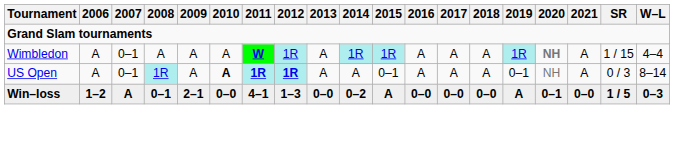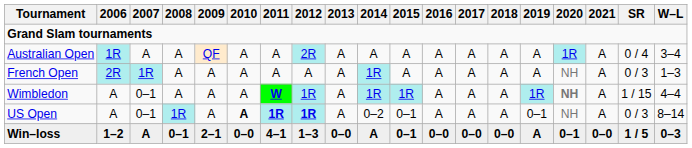+ row: (51, 54)
+ row: (43, 74)
(356, 74) A -> (374, 114) 0–2
(356, 94) 0–2 -> (374, 133) A
(388, 94) A -> (406, 133) 0–1
